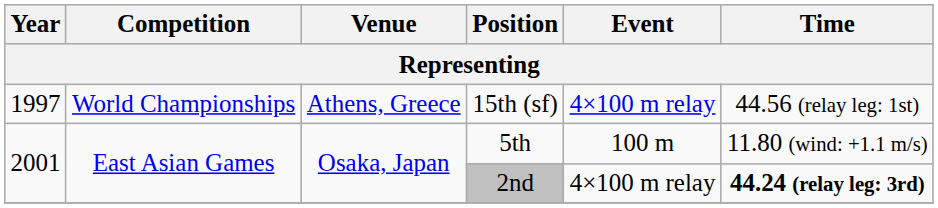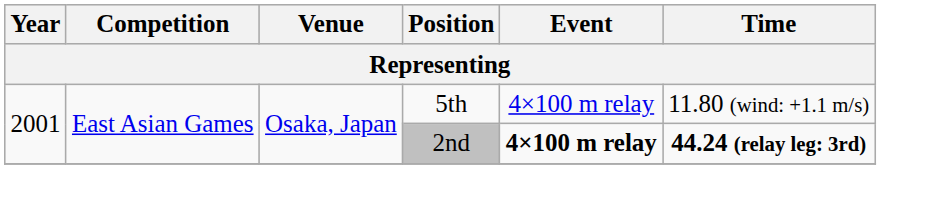- row: (515, 103)
(643, 143) 100 m -> (581, 103) 4×100 m relay
(643, 182) normal -> (581, 143) bold
